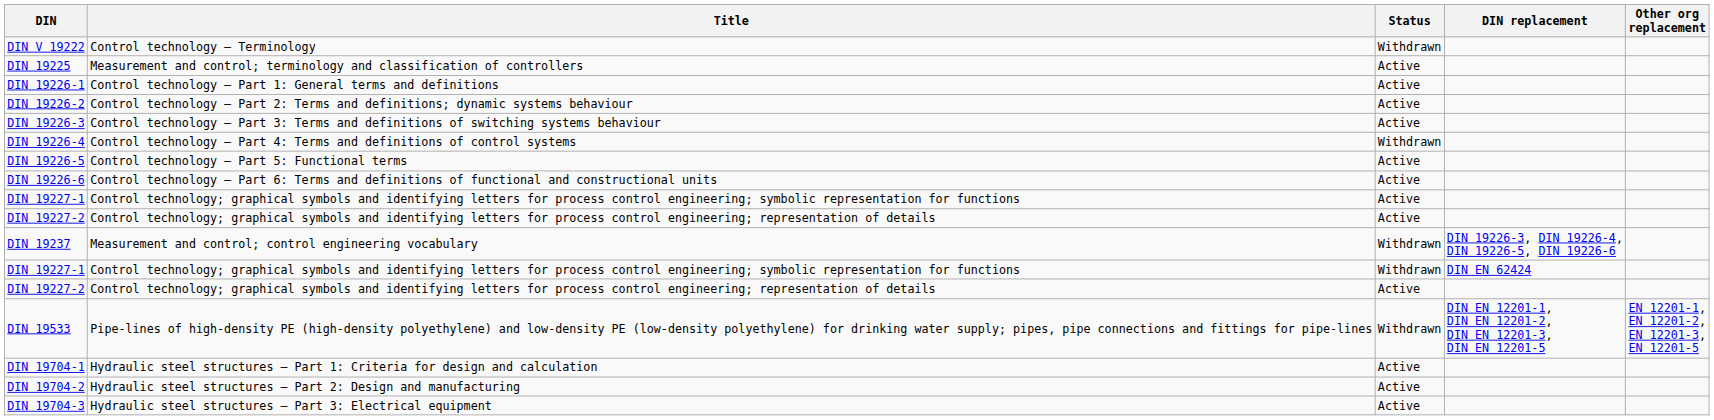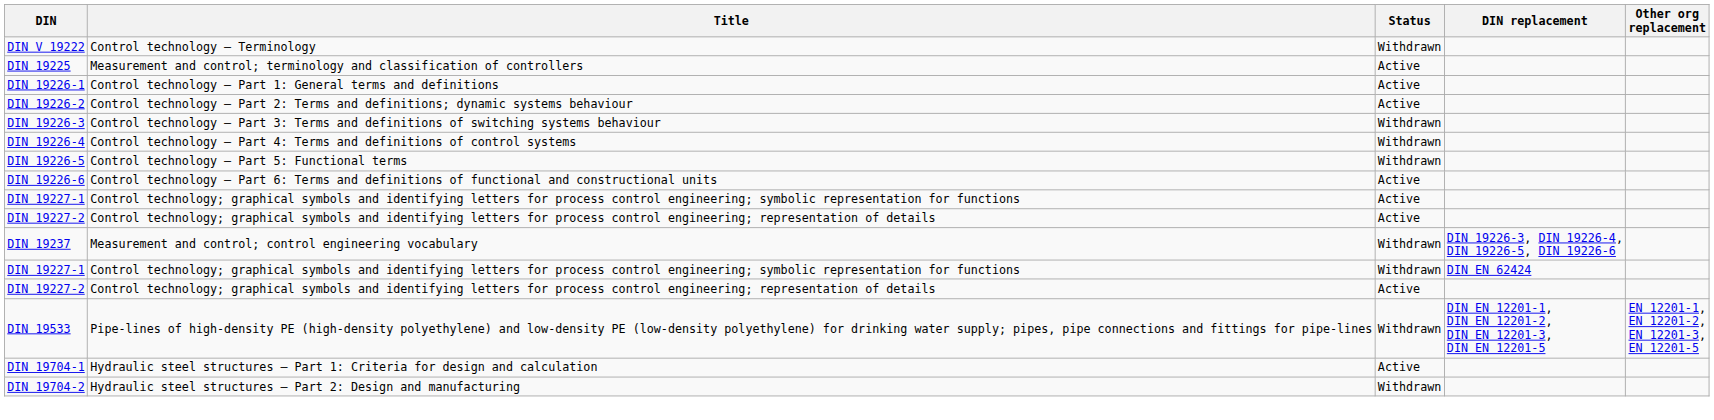(1399, 123) Active -> (1410, 123) Withdrawn
(1399, 161) Active -> (1410, 161) Withdrawn
(1399, 387) Active -> (1410, 387) Withdrawn
- row: (46, 406)
